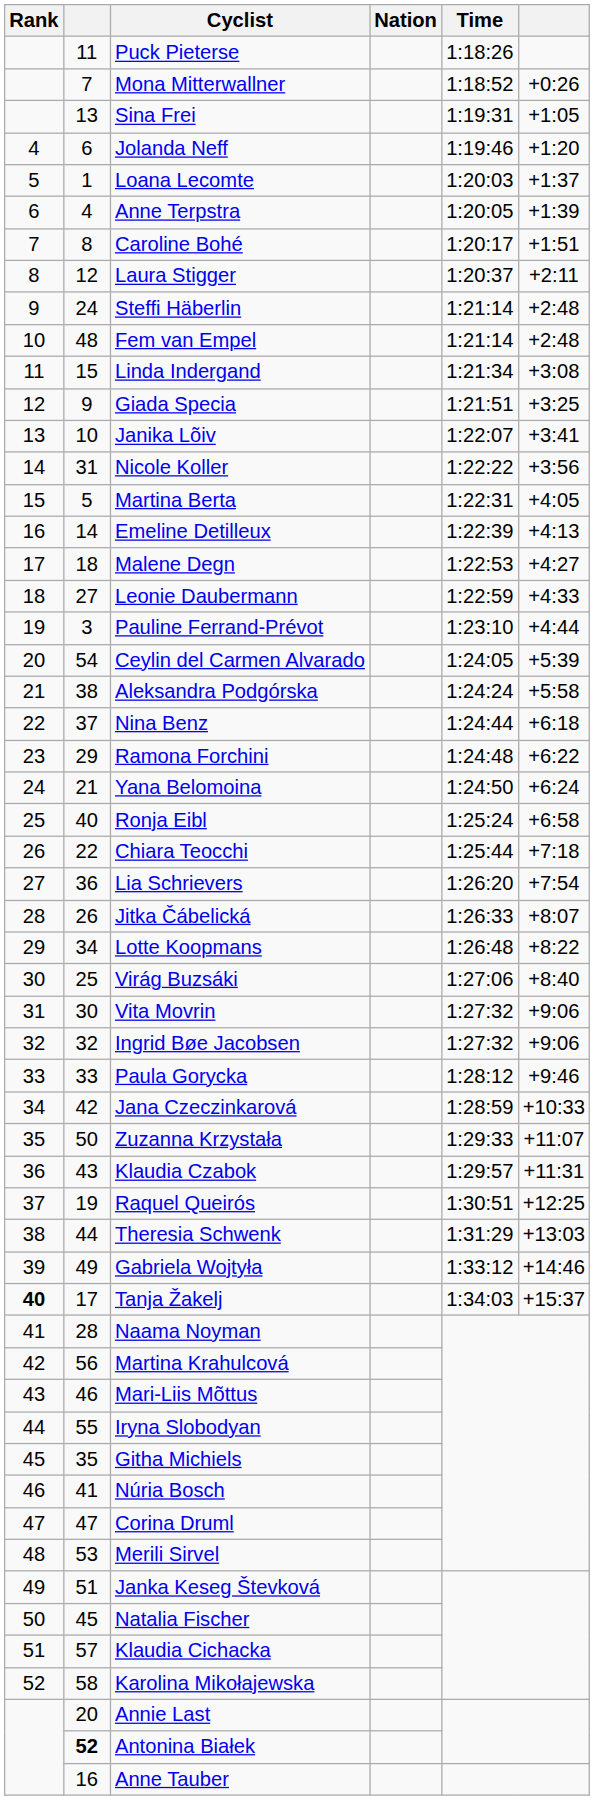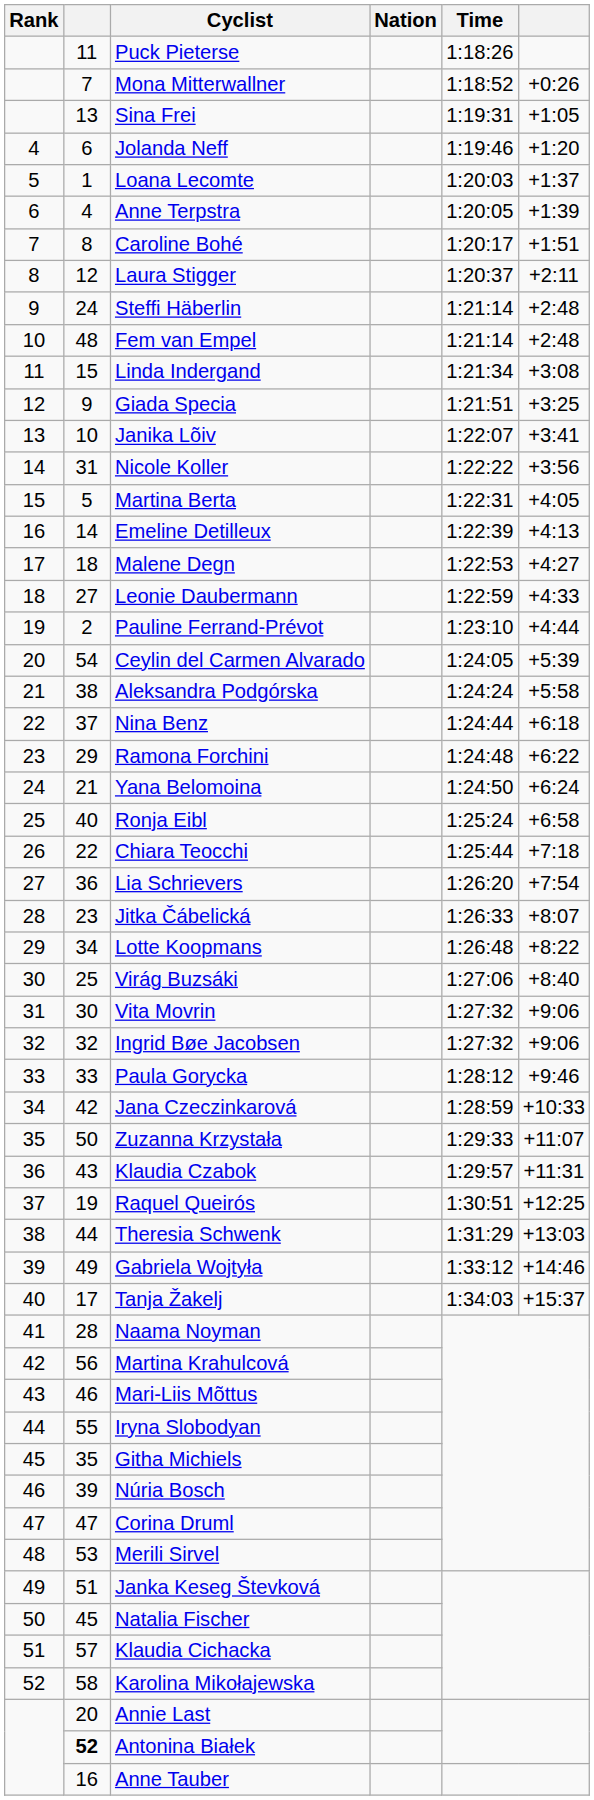(87, 627) 3 -> (87, 627) 2
(87, 915) 26 -> (87, 915) 23
(34, 1299) bold -> (34, 1299) normal
(87, 1491) 41 -> (87, 1491) 39
